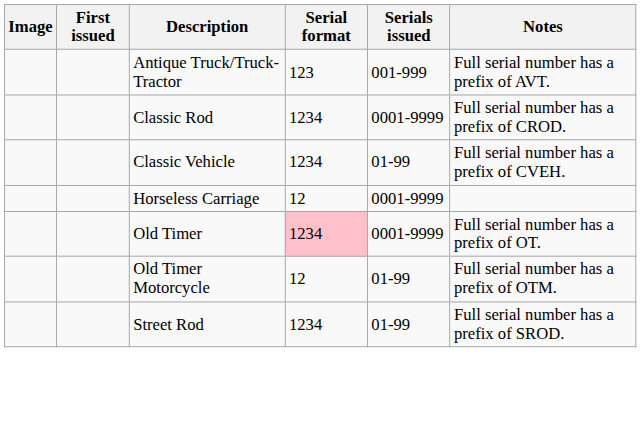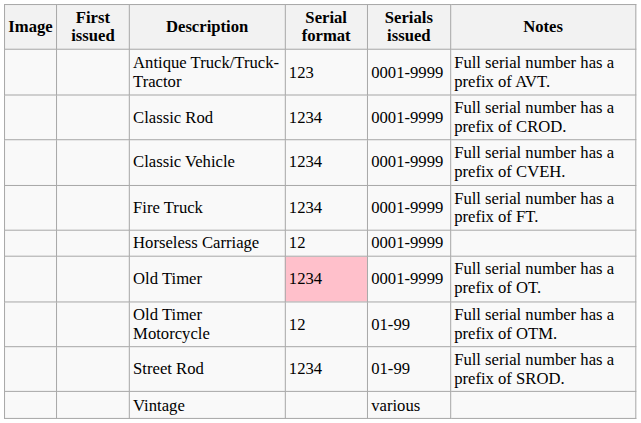(399, 72) 001-999 -> (407, 72) 0001-9999
(391, 162) 01-99 -> (407, 162) 0001-9999
+ row: (168, 207)
+ row: (159, 404)
